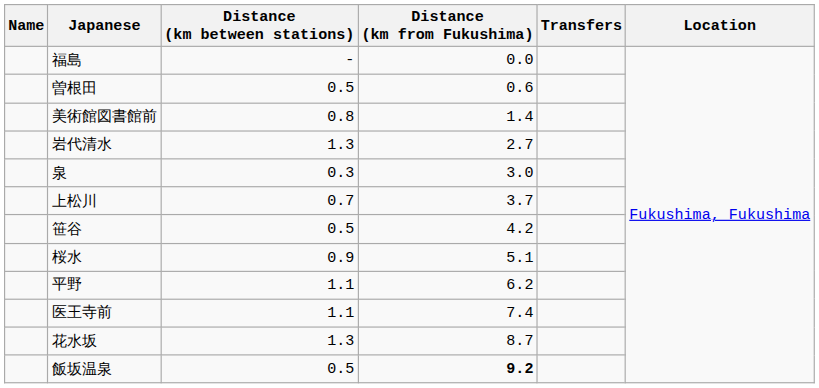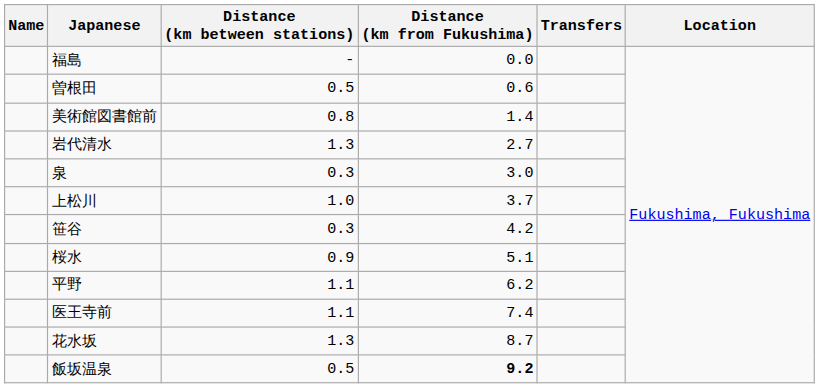(341, 201) 0.7 -> (341, 201) 1.0
(341, 229) 0.5 -> (341, 229) 0.3
